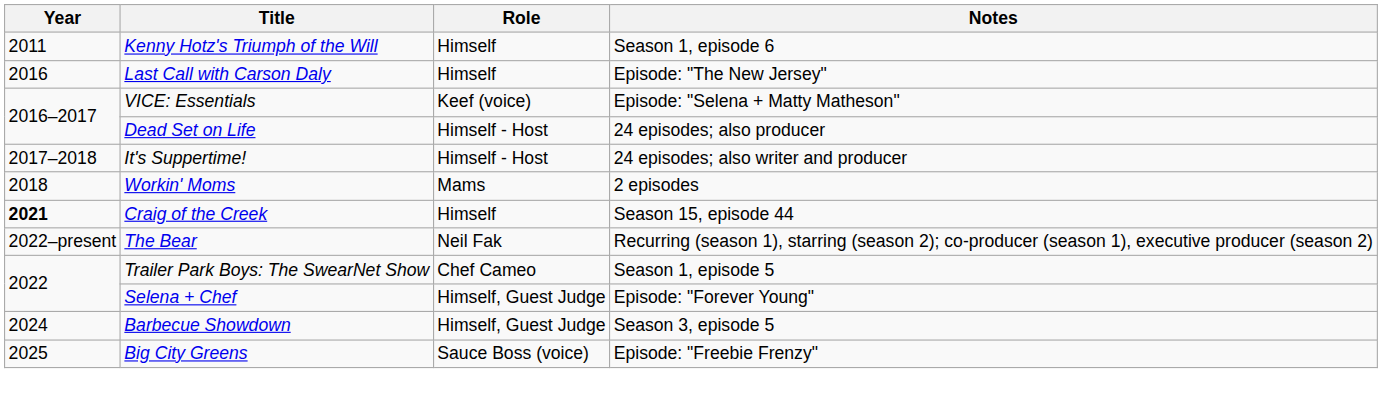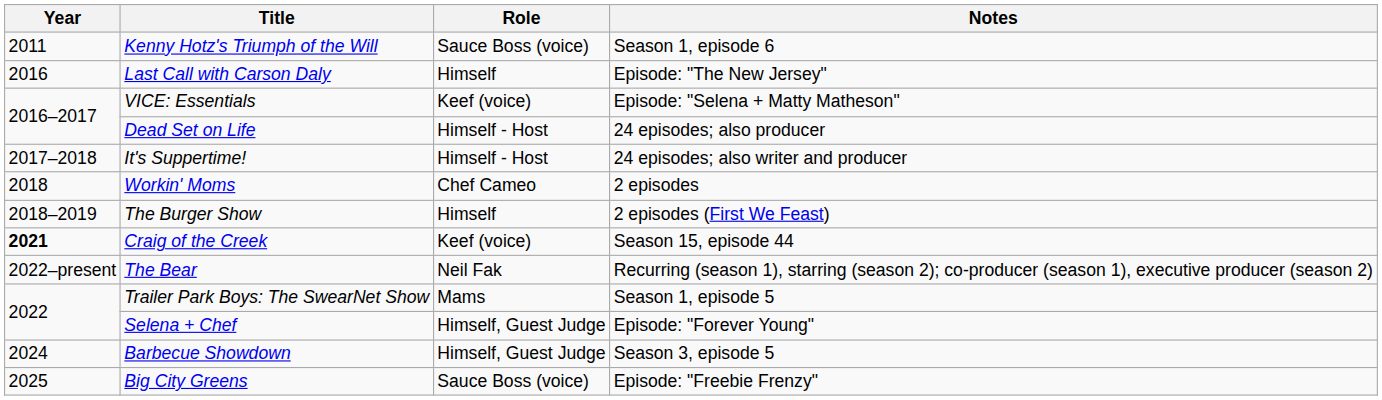(467, 46) Himself -> (513, 46) Sauce Boss (voice)
(461, 185) Mams -> (487, 185) Chef Cameo
+ row: (193, 213)
(467, 213) Himself -> (484, 241) Keef (voice)
(487, 269) Chef Cameo -> (461, 297) Mams
